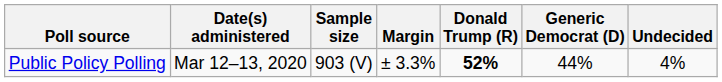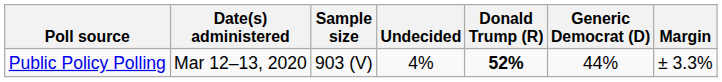columns swapped: (408, 36) <-> (673, 36)
